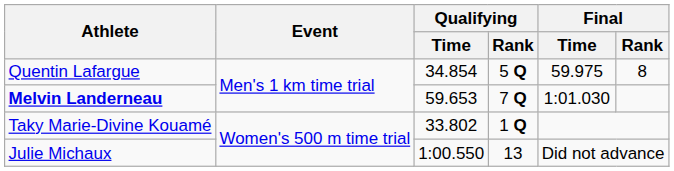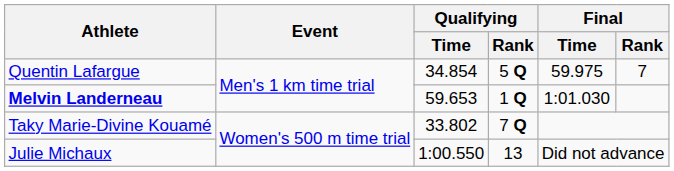(642, 72) 8 -> (642, 72) 7
(513, 99) 7 Q -> (513, 99) 1 Q
(513, 126) 1 Q -> (513, 126) 7 Q
